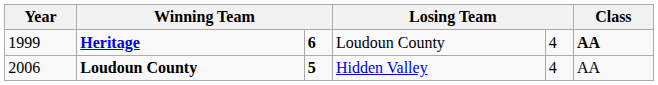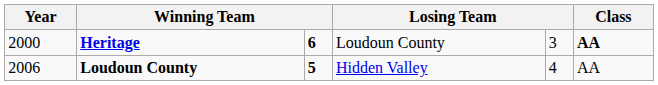(24, 42) 1999 -> (24, 42) 2000
(553, 42) 4 -> (553, 42) 3
